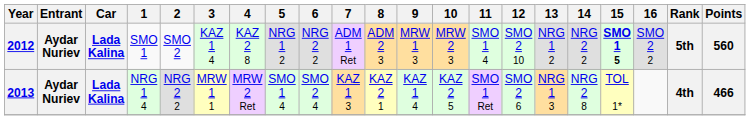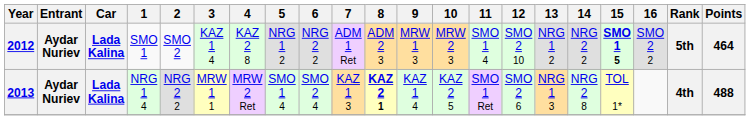(724, 46) 560 -> (724, 46) 464
(381, 91) normal -> (381, 92) bold
(724, 92) 466 -> (724, 92) 488
